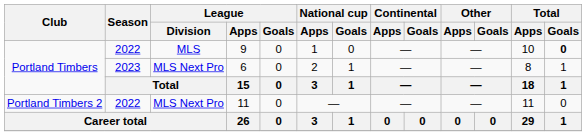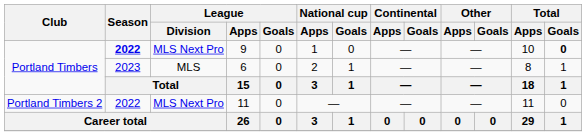(128, 49) normal -> (128, 49) bold
(189, 49) MLS -> (189, 49) MLS Next Pro
(189, 67) MLS Next Pro -> (189, 67) MLS
